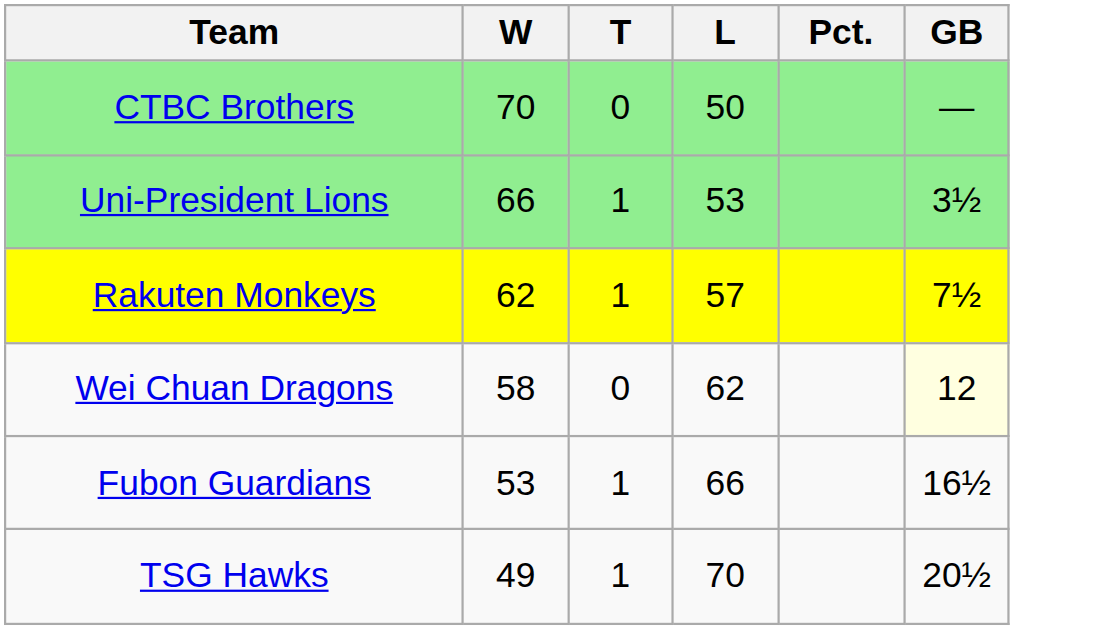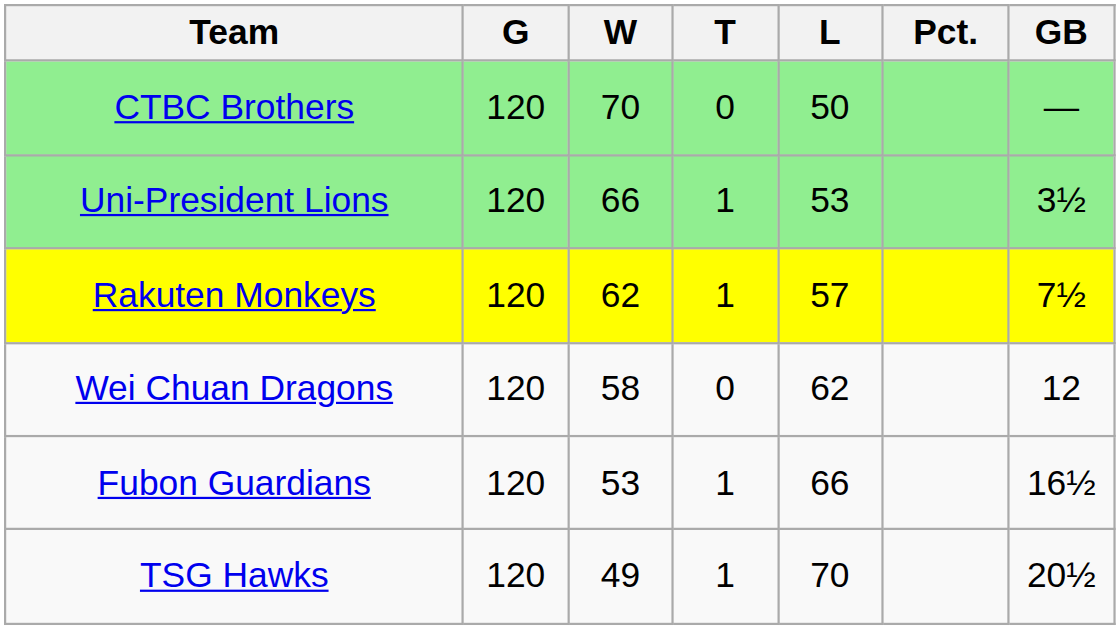+ column: (516, 32)
(957, 388) lightyellow background -> (1061, 388) no background
